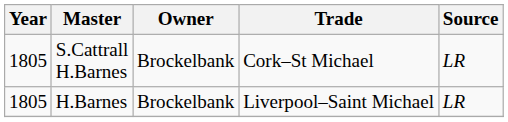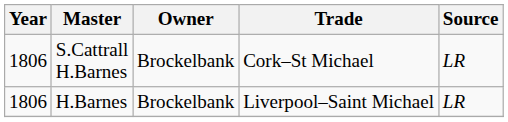(28, 60) 1805 -> (28, 60) 1806
(28, 101) 1805 -> (28, 101) 1806
